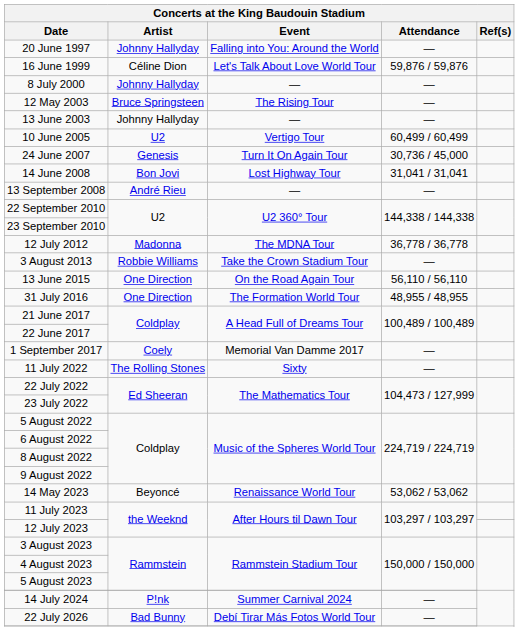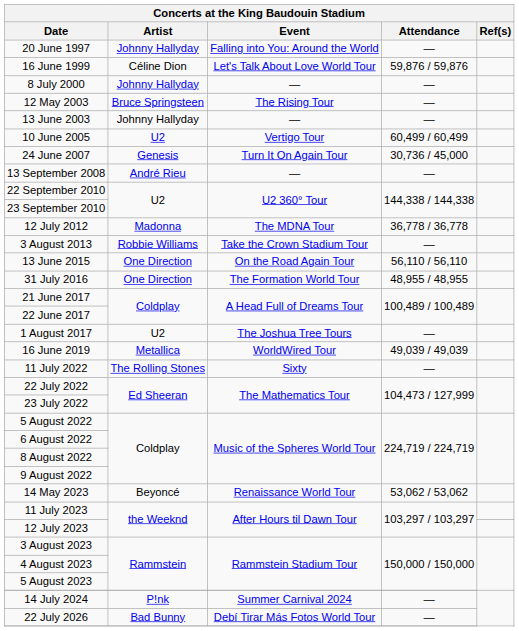- row: (56, 173)
+ row: (56, 333)
- row: (56, 350)
+ row: (56, 350)
